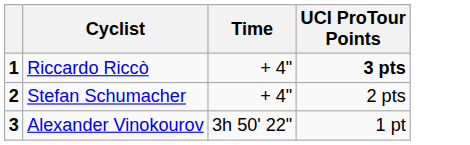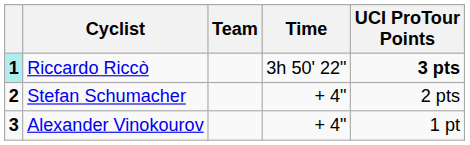+ column: (235, 29)
(14, 67) no background -> (14, 67) paleturquoise background
(276, 67) + 4" -> (306, 67) 3h 50' 22"
(252, 125) 3h 50' 22" -> (330, 125) + 4"
